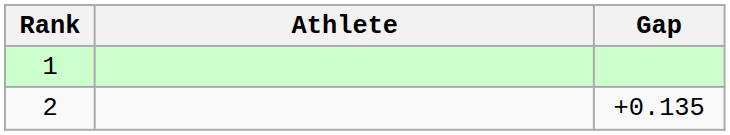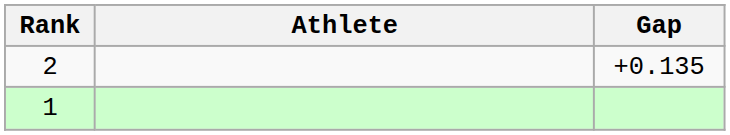rows swapped: (50, 67) <-> (50, 108)
